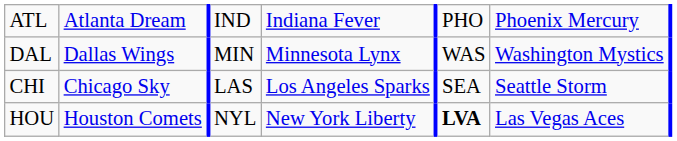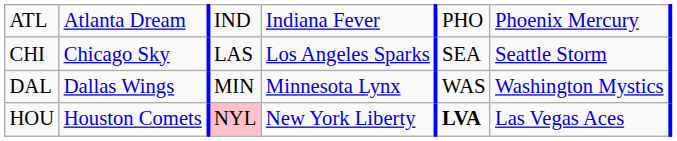rows swapped: (27, 86) <-> (31, 53)
(235, 119) no background -> (235, 119) pink background
